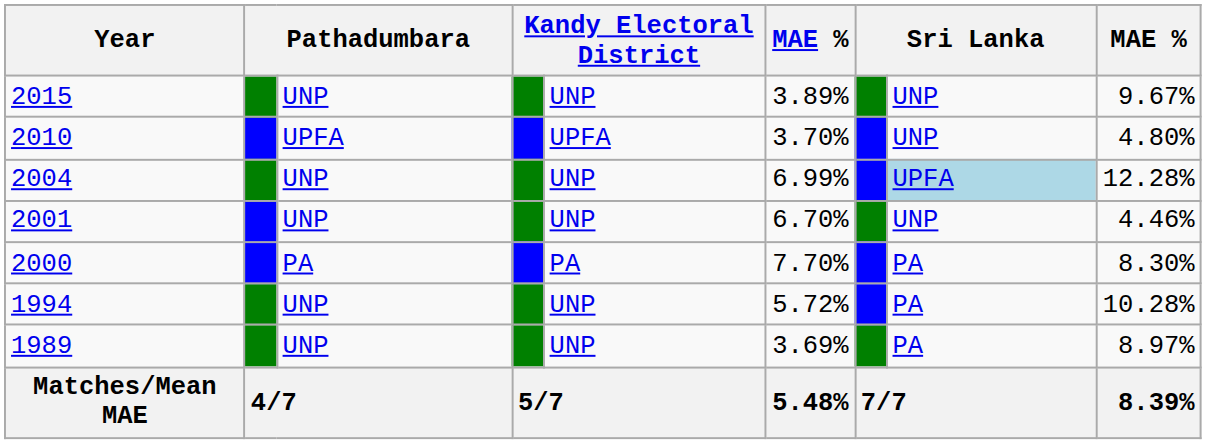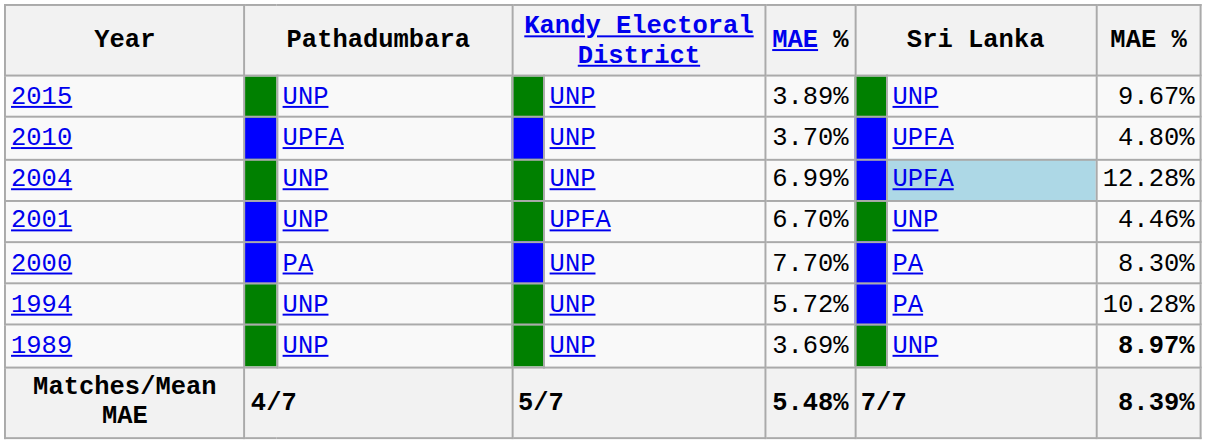(580, 138) UPFA -> (573, 138) UNP
(915, 138) UNP -> (923, 138) UPFA
(573, 221) UNP -> (580, 221) UPFA
(565, 263) PA -> (573, 263) UNP
(908, 346) PA -> (915, 346) UNP
(1156, 346) normal -> (1156, 346) bold
